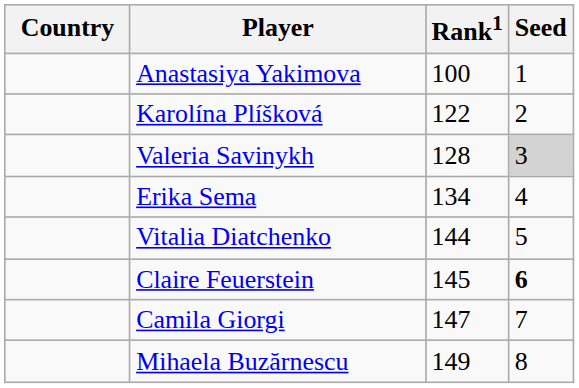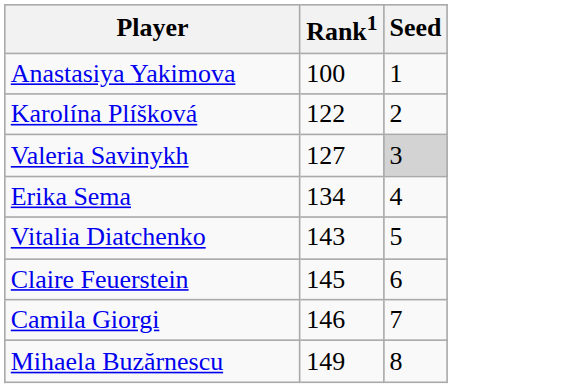- column: (67, 28)
(451, 155) 128 -> (326, 155) 127
(451, 237) 144 -> (326, 237) 143
(521, 278) bold -> (396, 278) normal
(451, 319) 147 -> (326, 319) 146
